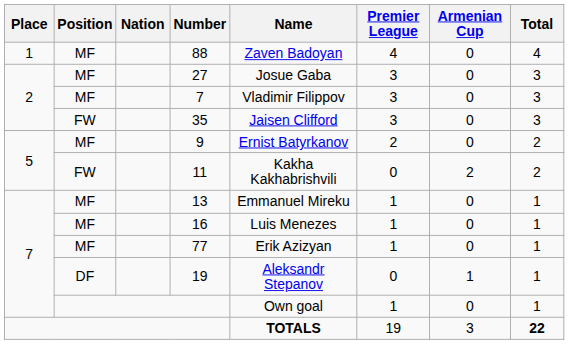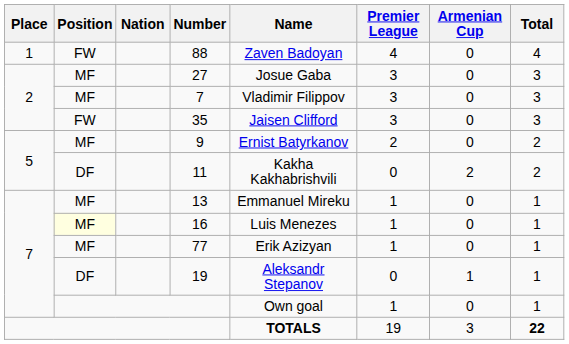(85, 53) MF -> (85, 53) FW
(85, 172) FW -> (85, 172) DF
(85, 224) no background -> (85, 224) lightyellow background
